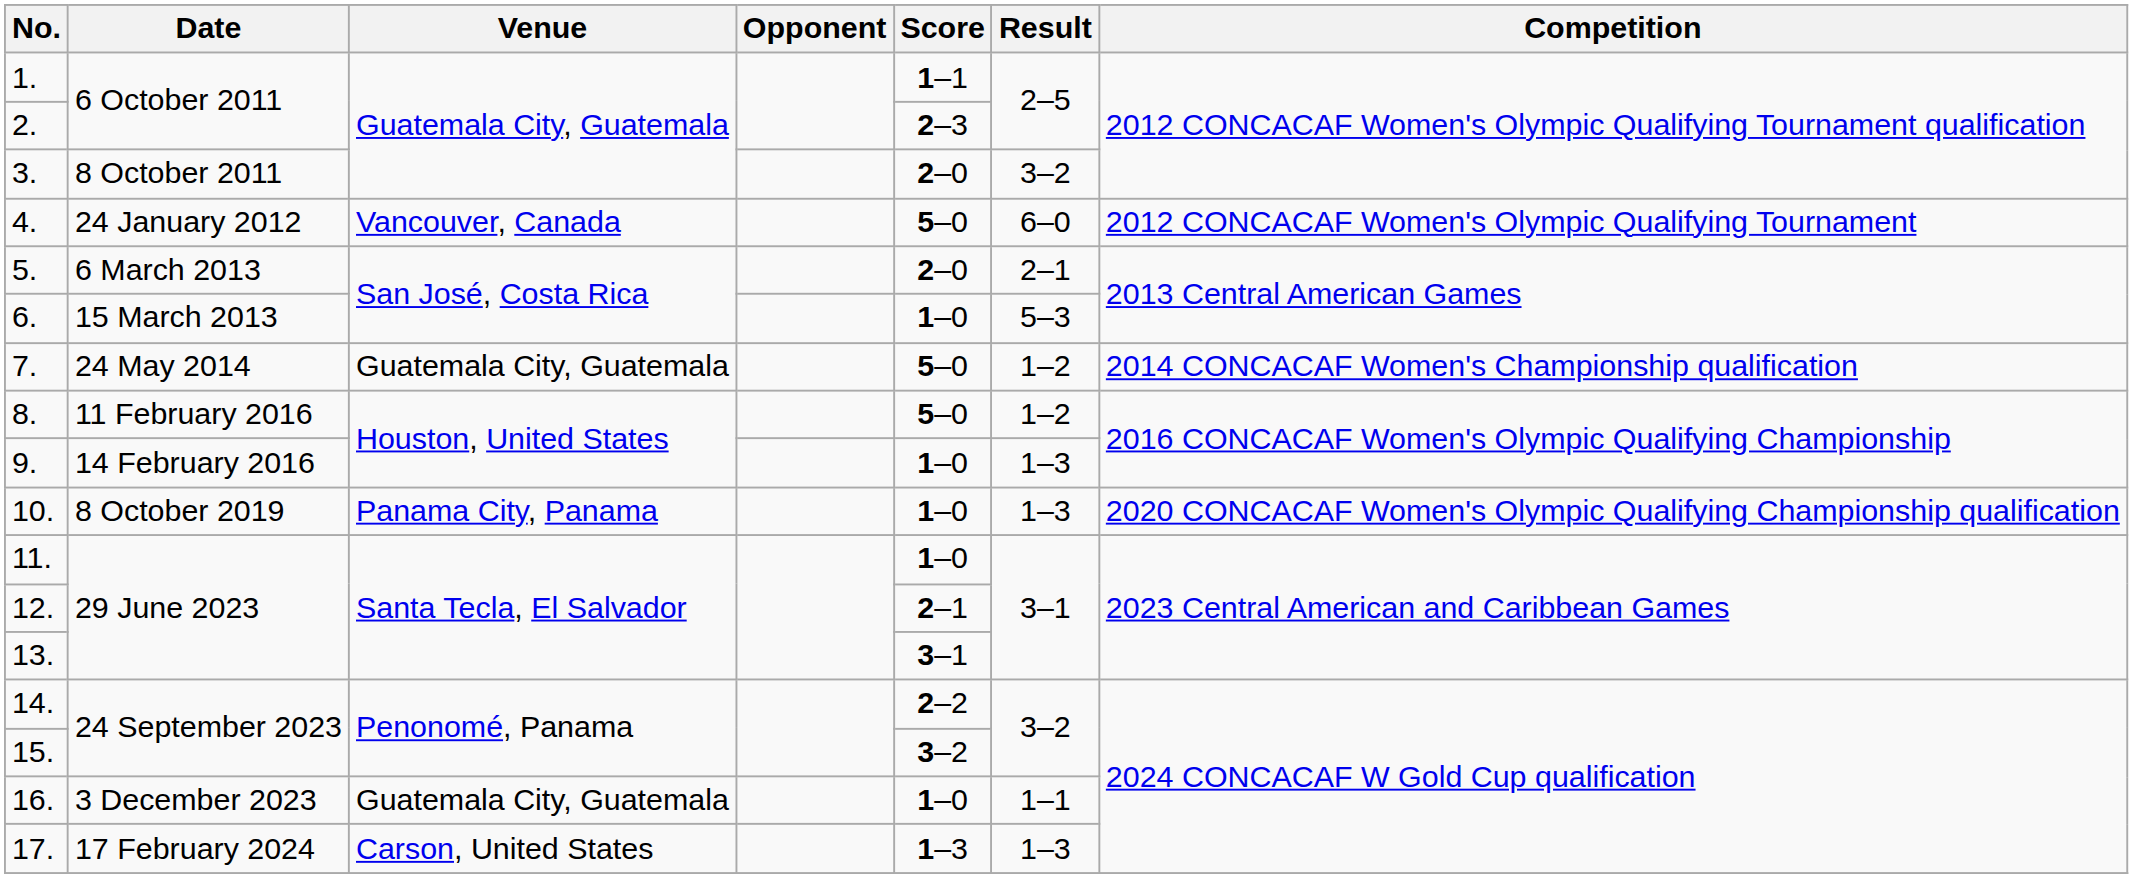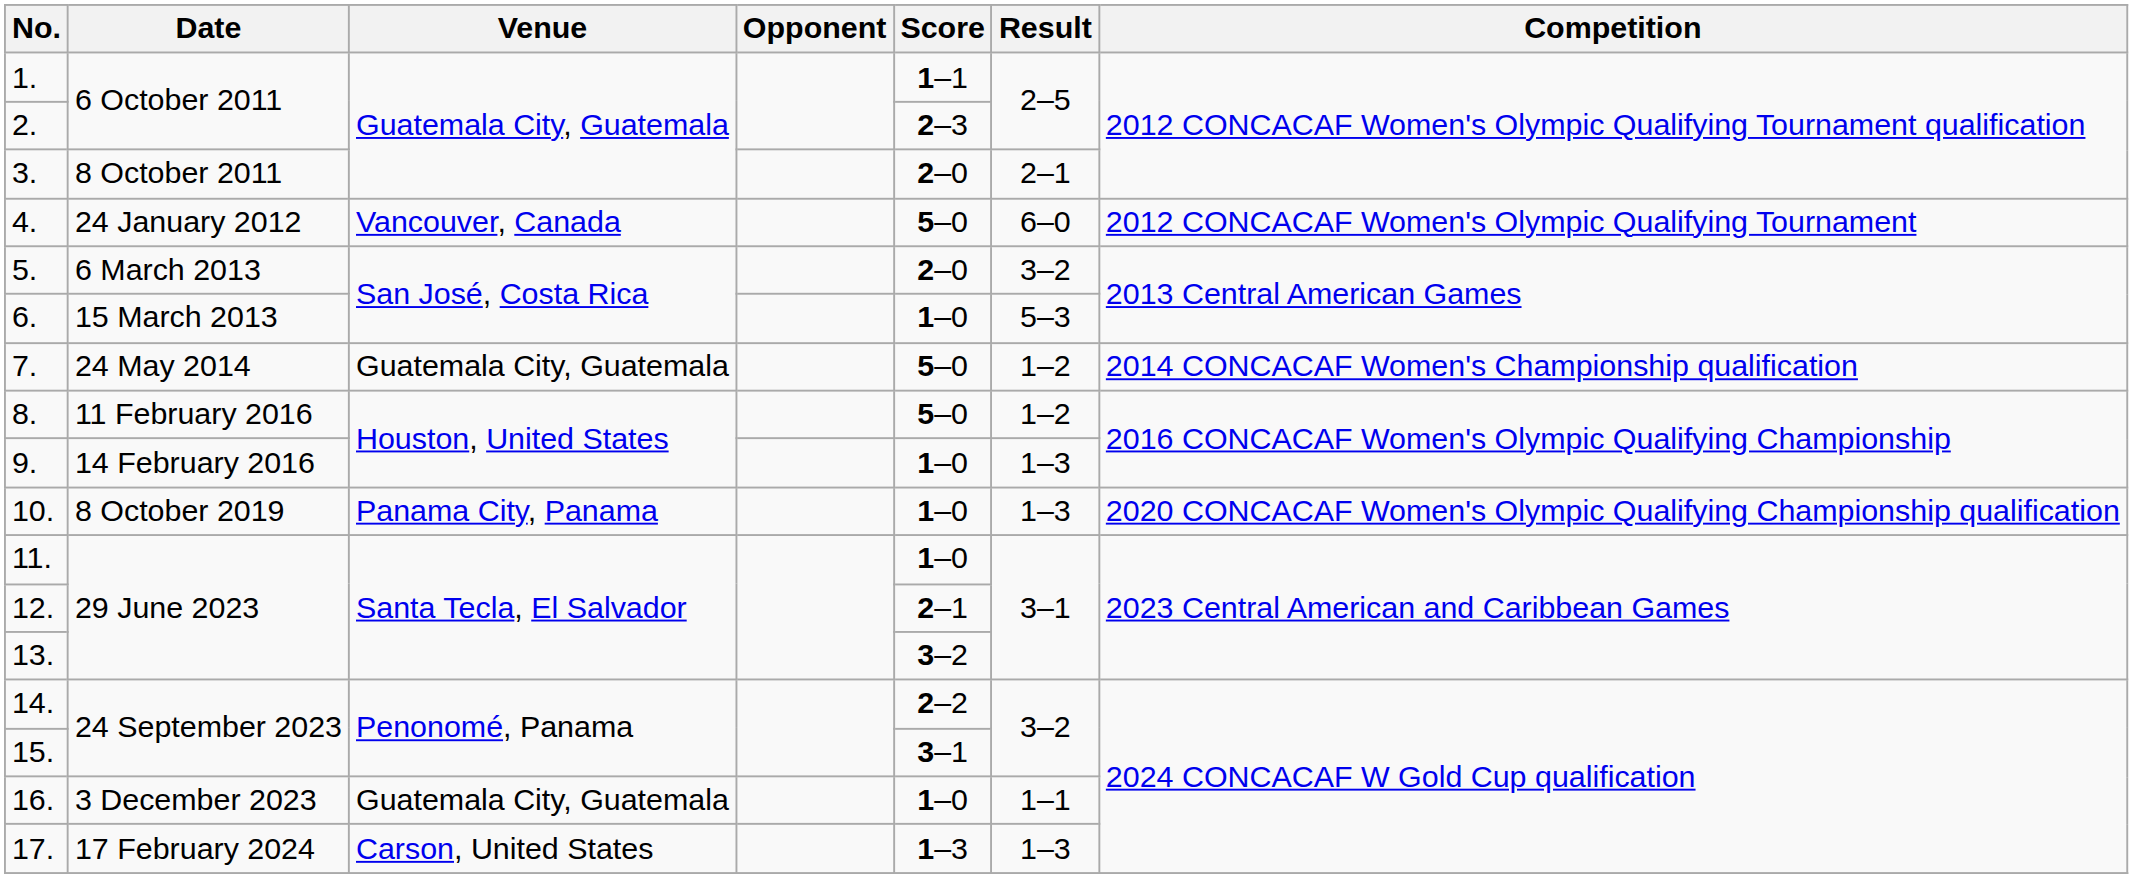(1045, 173) 3–2 -> (1045, 173) 2–1
(1045, 269) 2–1 -> (1045, 269) 3–2
(943, 655) 3–1 -> (943, 655) 3–2
(943, 751) 3–2 -> (943, 751) 3–1
